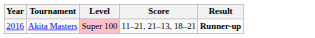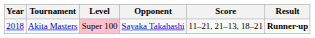+ column: (153, 12)
(15, 26) 2016 -> (15, 26) 2018
